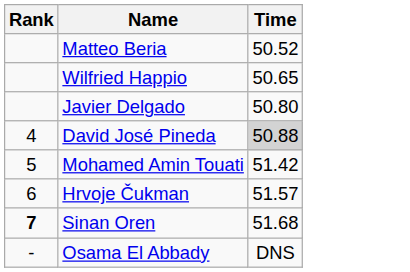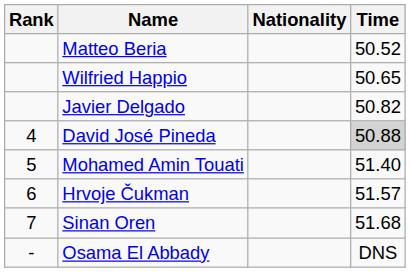+ column: (299, 19)
(275, 107) 50.80 -> (378, 107) 50.82
(275, 165) 51.42 -> (378, 165) 51.40
(31, 223) bold -> (31, 223) normal
